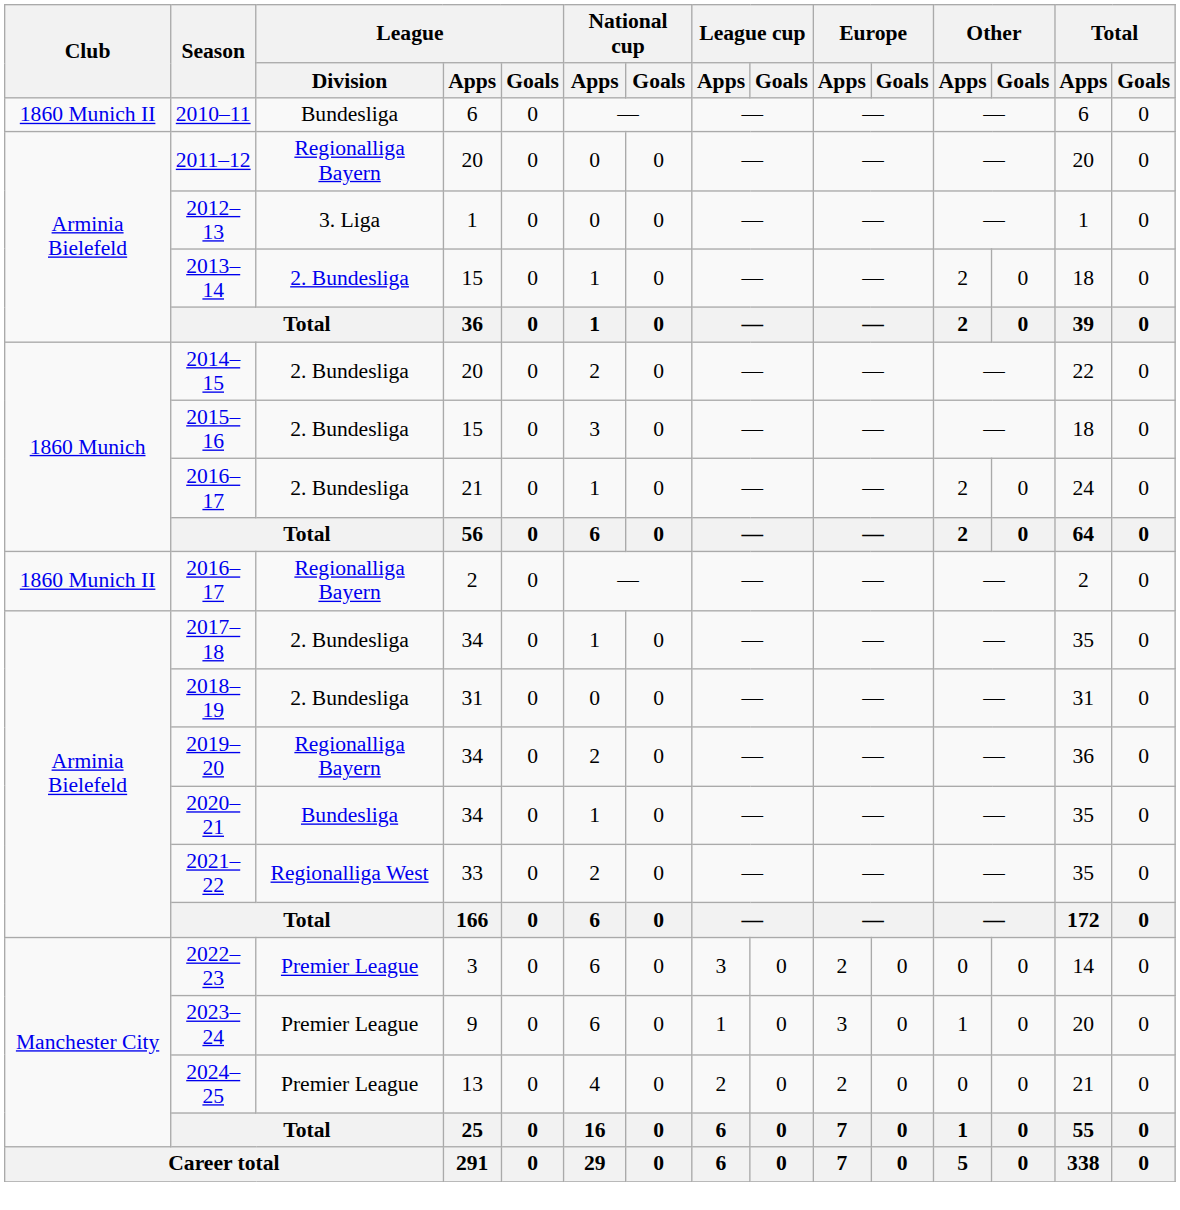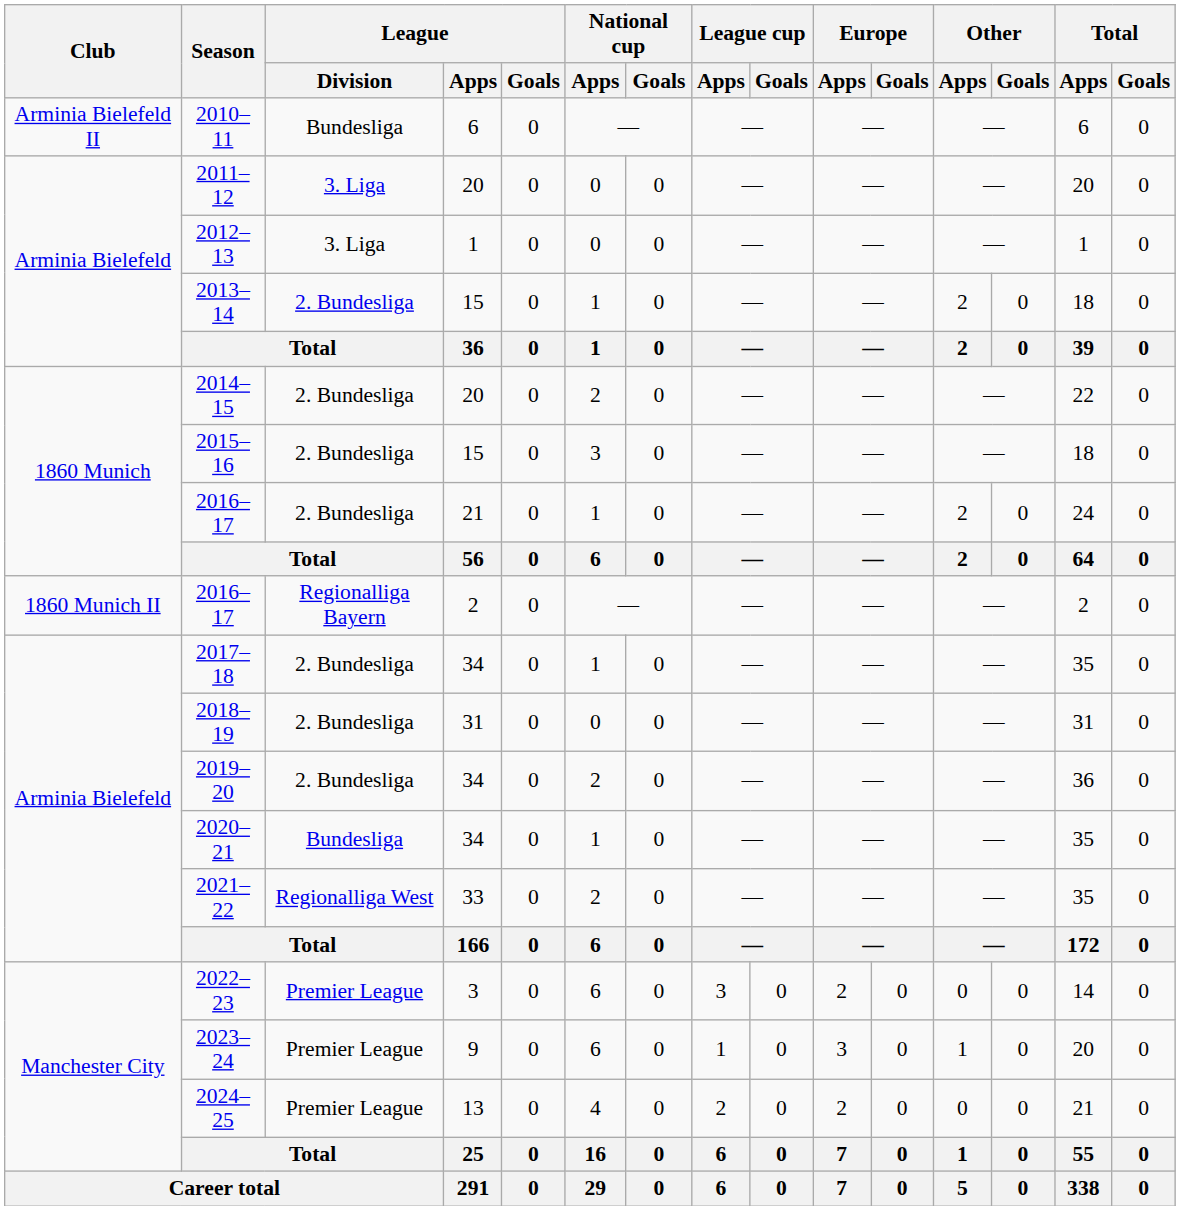(88, 114) 1860 Munich II -> (93, 126) Arminia Bielefeld II
(350, 160) Regionalliga Bayern -> (355, 185) 3. Liga
(350, 756) Regionalliga Bayern -> (354, 780) 2. Bundesliga
